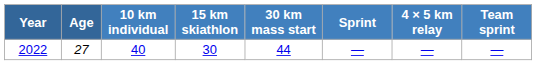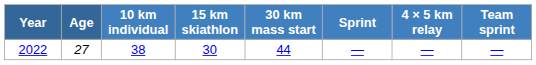(138, 50) 40 -> (138, 50) 38
